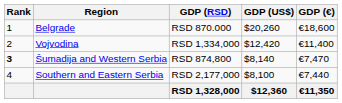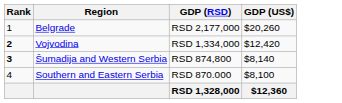- column: (317, 12)
(201, 28) RSD 870.000 -> (206, 28) RSD 2,177,000
(9, 43) normal -> (9, 43) bold
(206, 75) RSD 2,177,000 -> (201, 75) RSD 870.000
